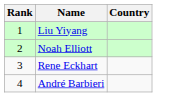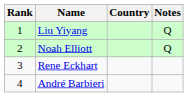+ column: (168, 13)
